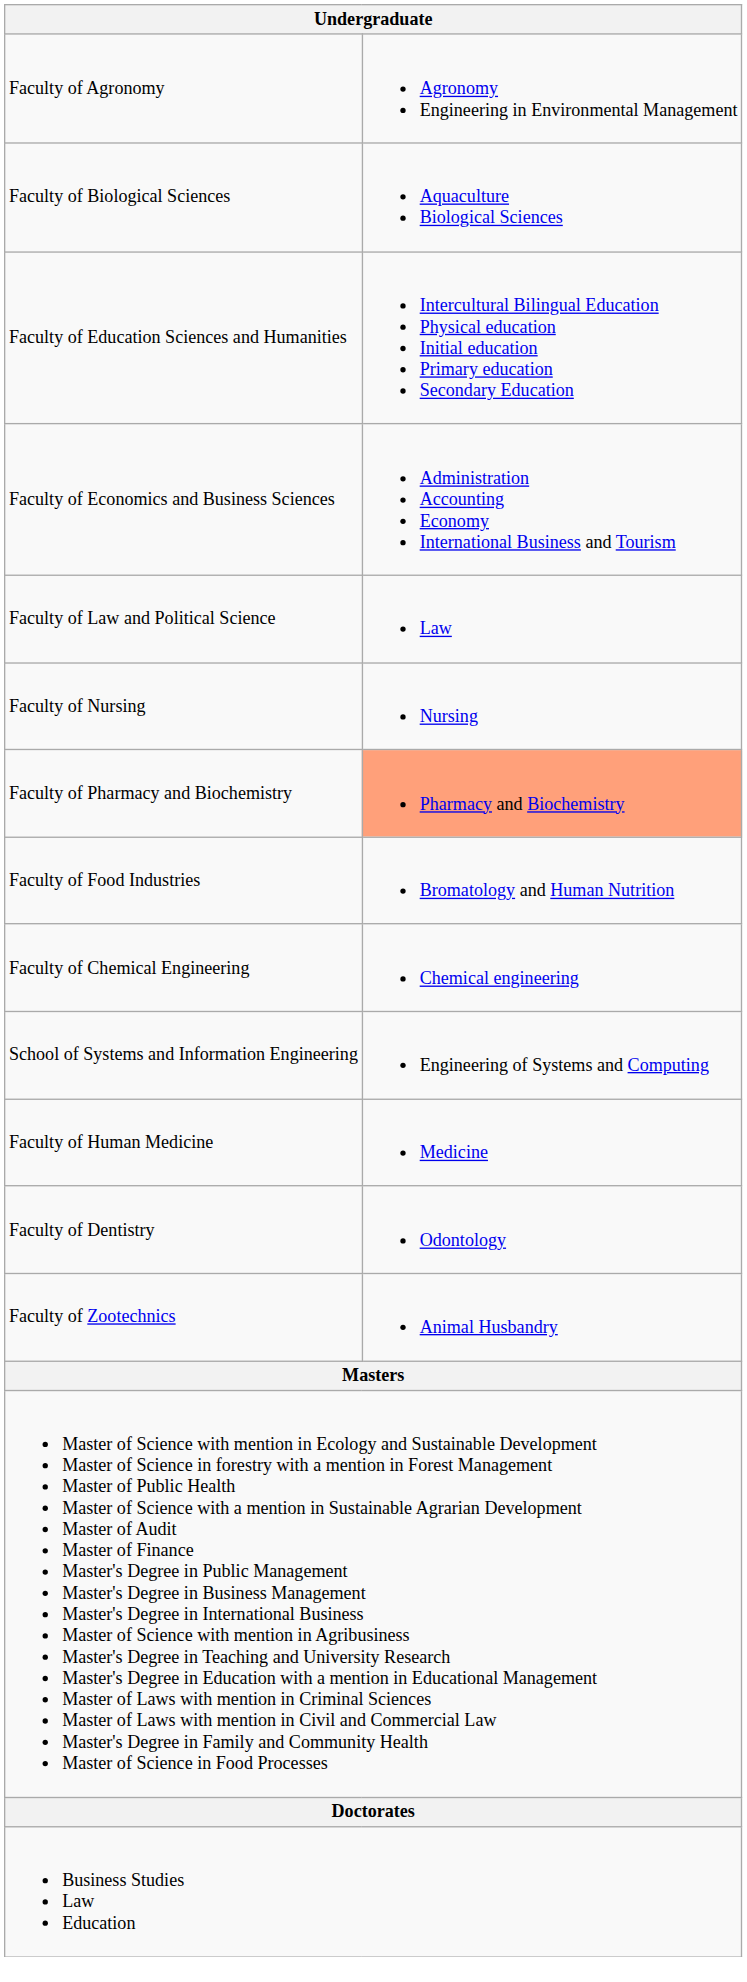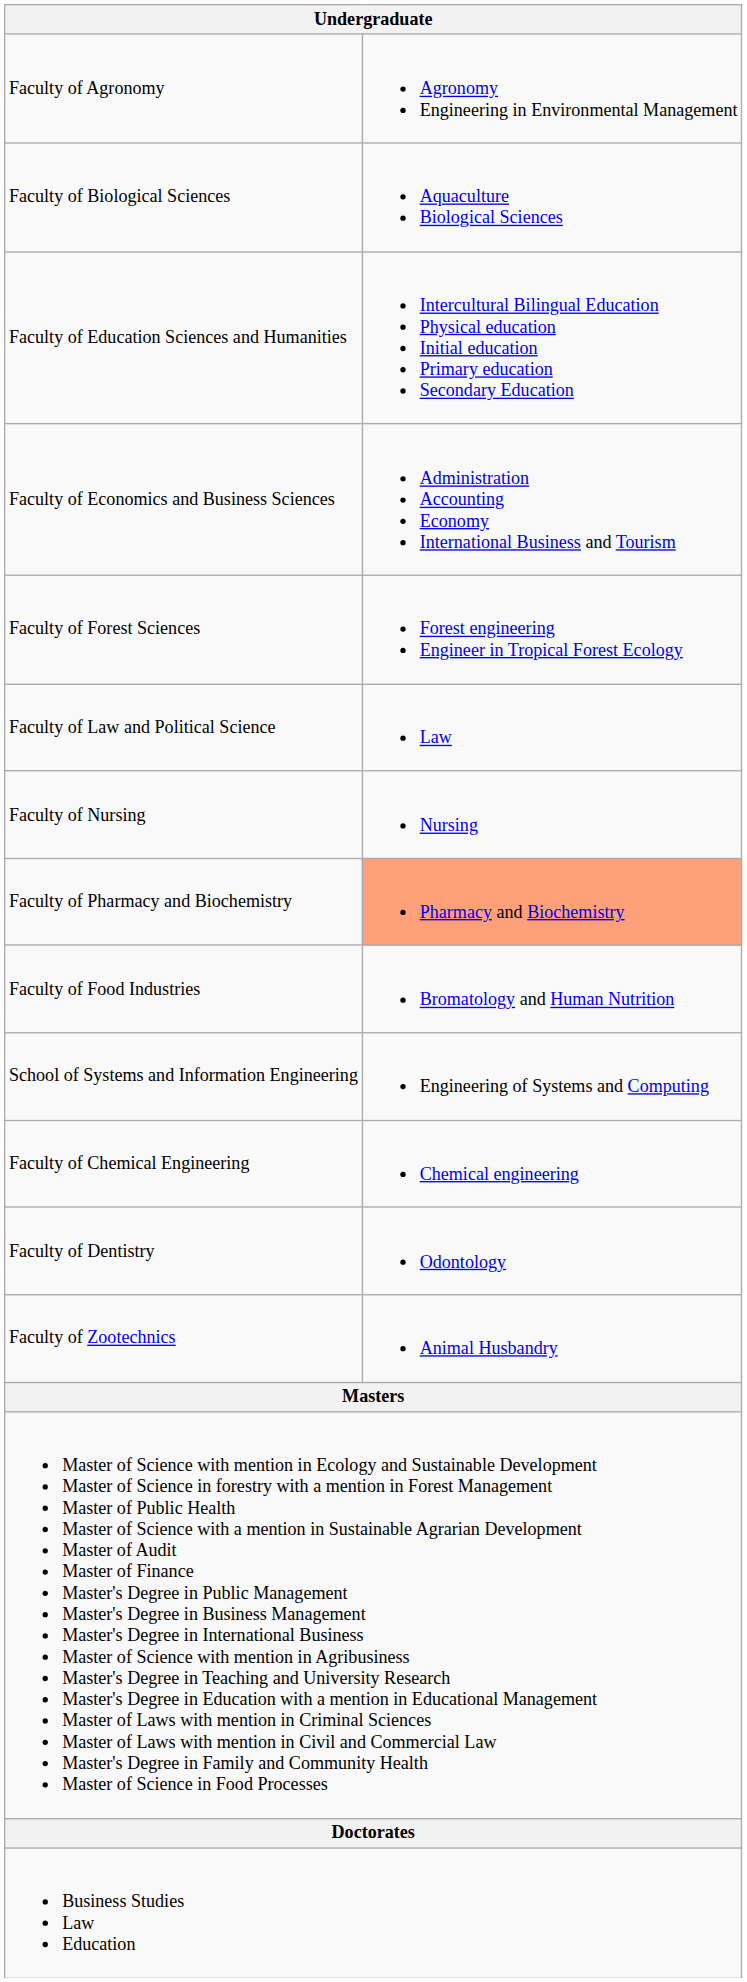+ row: (105, 628)
rows swapped: (129, 967) <-> (183, 1054)
- row: (111, 1141)
